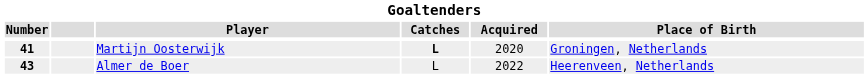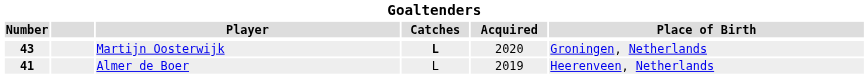(27, 49) 41 -> (27, 49) 43
(27, 66) 43 -> (27, 66) 41
(509, 66) 2022 -> (509, 66) 2019
